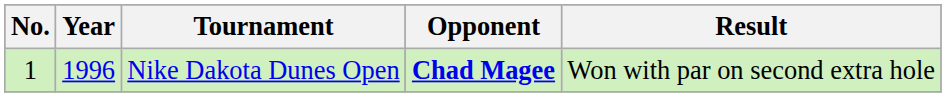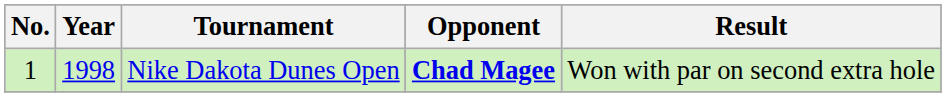(89, 70) 1996 -> (89, 70) 1998
